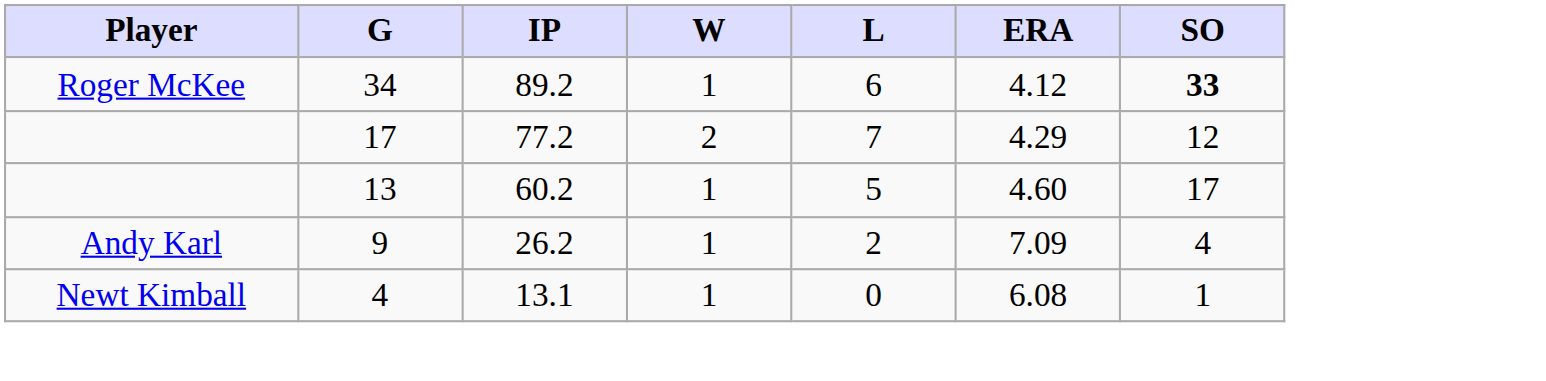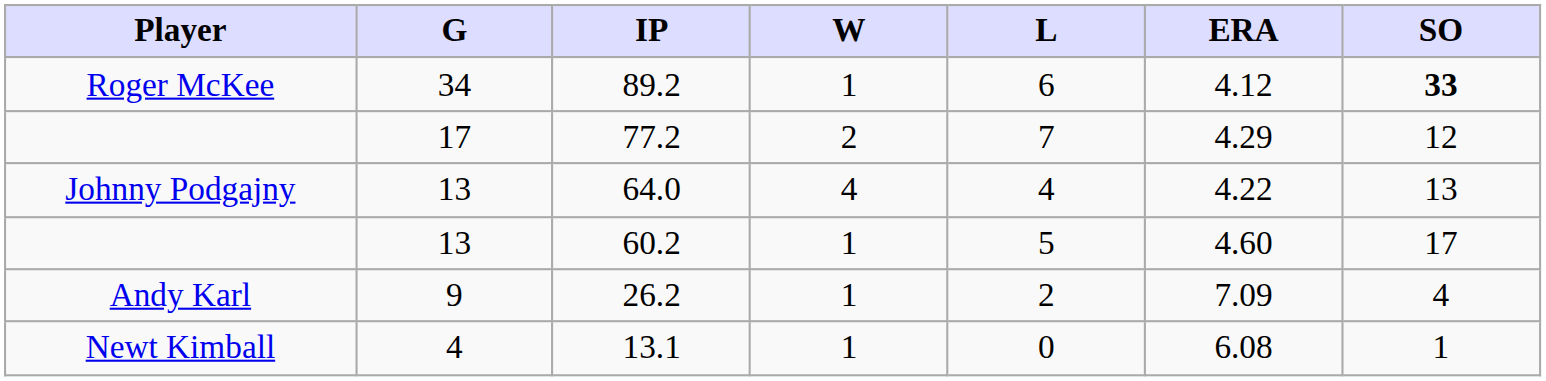+ row: (652, 189)
